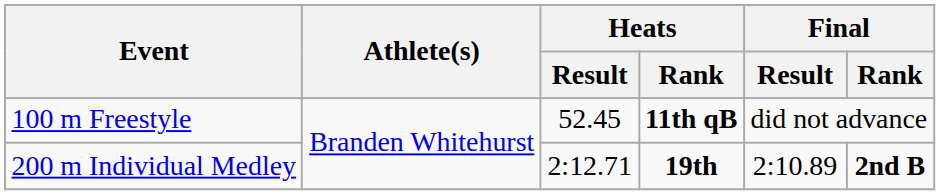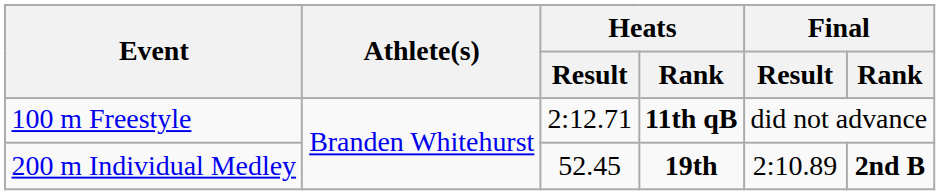(590, 120) 52.45 -> (590, 120) 2:12.71
(590, 166) 2:12.71 -> (590, 166) 52.45
